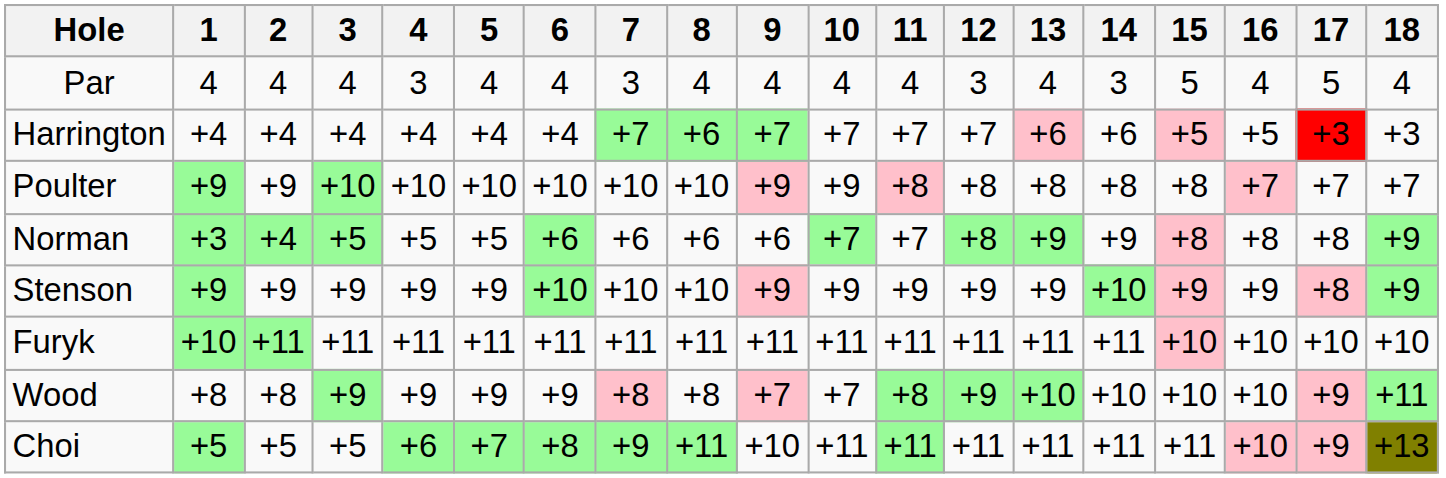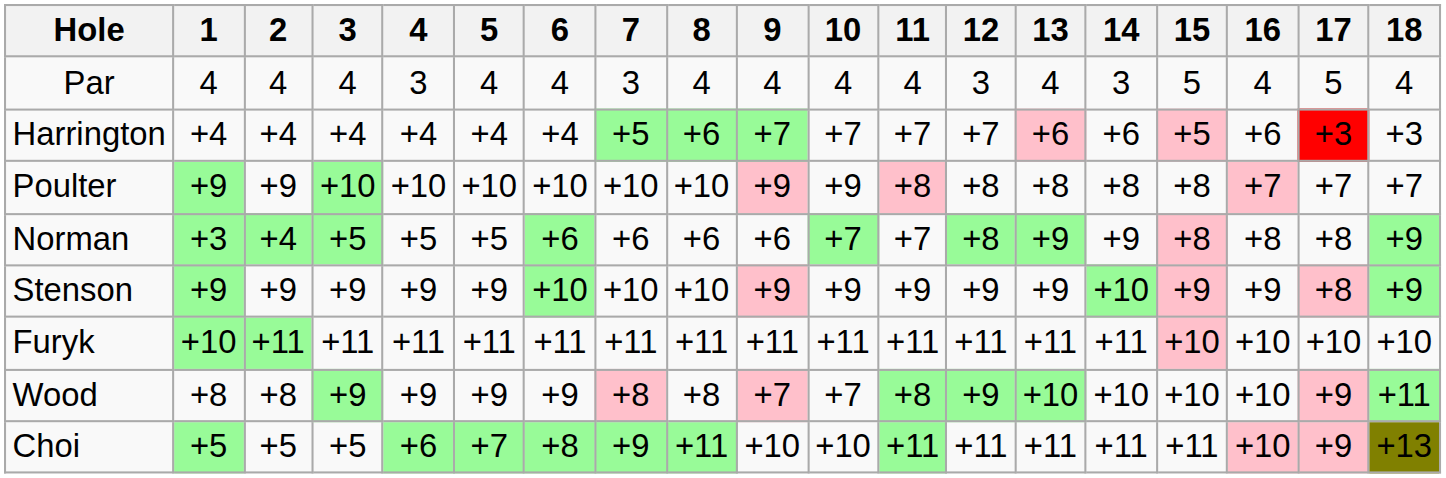(631, 134) +7 -> (631, 134) +5
(1260, 134) +5 -> (1263, 134) +6
(842, 446) +11 -> (843, 446) +10
